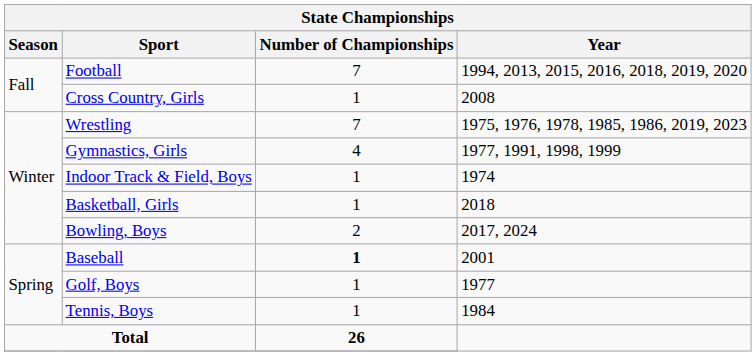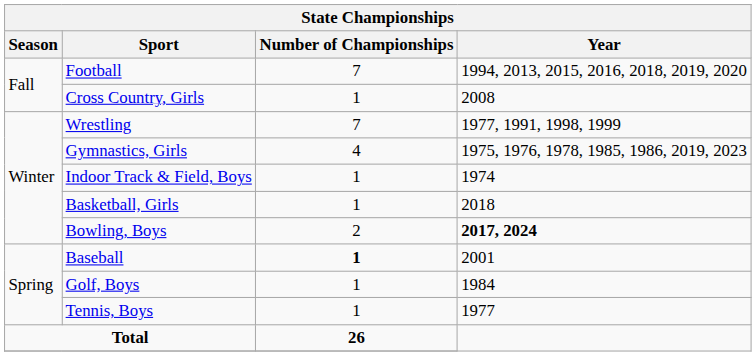(604, 124) 1975, 1976, 1978, 1985, 1986, 2019, 2023 -> (541, 124) 1977, 1991, 1998, 1999
(541, 151) 1977, 1991, 1998, 1999 -> (604, 151) 1975, 1976, 1978, 1985, 1986, 2019, 2023
(499, 230) normal -> (499, 230) bold
(478, 284) 1977 -> (478, 284) 1984
(478, 310) 1984 -> (478, 310) 1977
